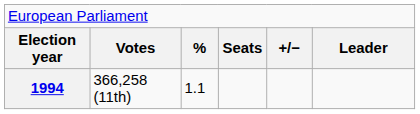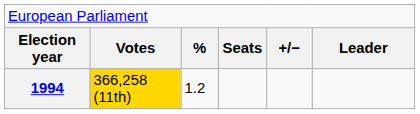(120, 88) no background -> (120, 88) gold background
(195, 88) 1.1 -> (195, 88) 1.2
